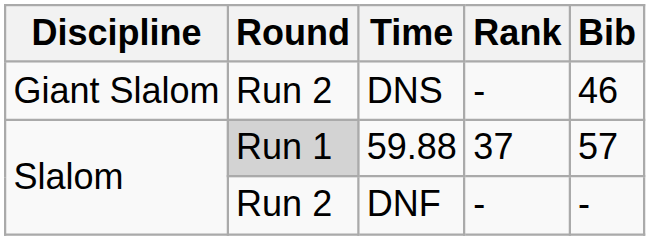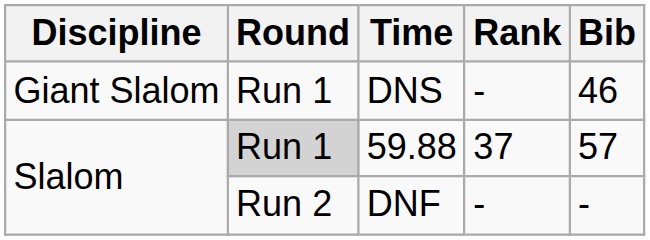(284, 90) Run 2 -> (284, 90) Run 1
